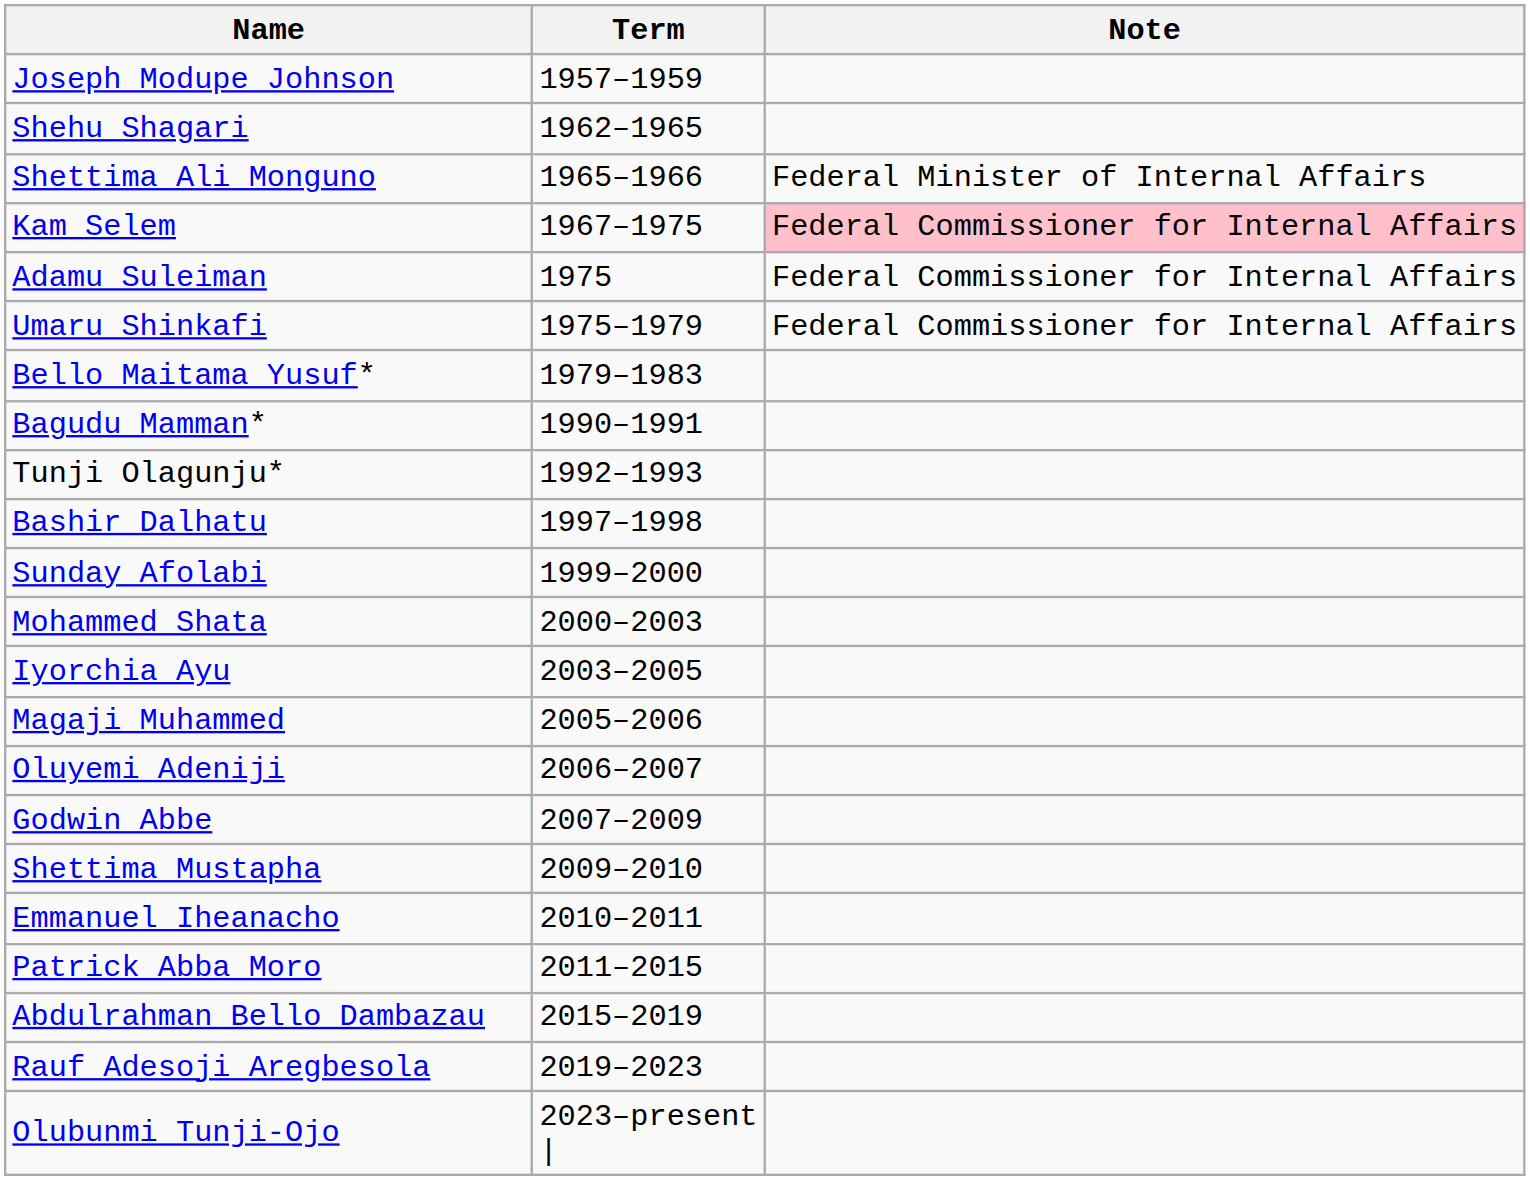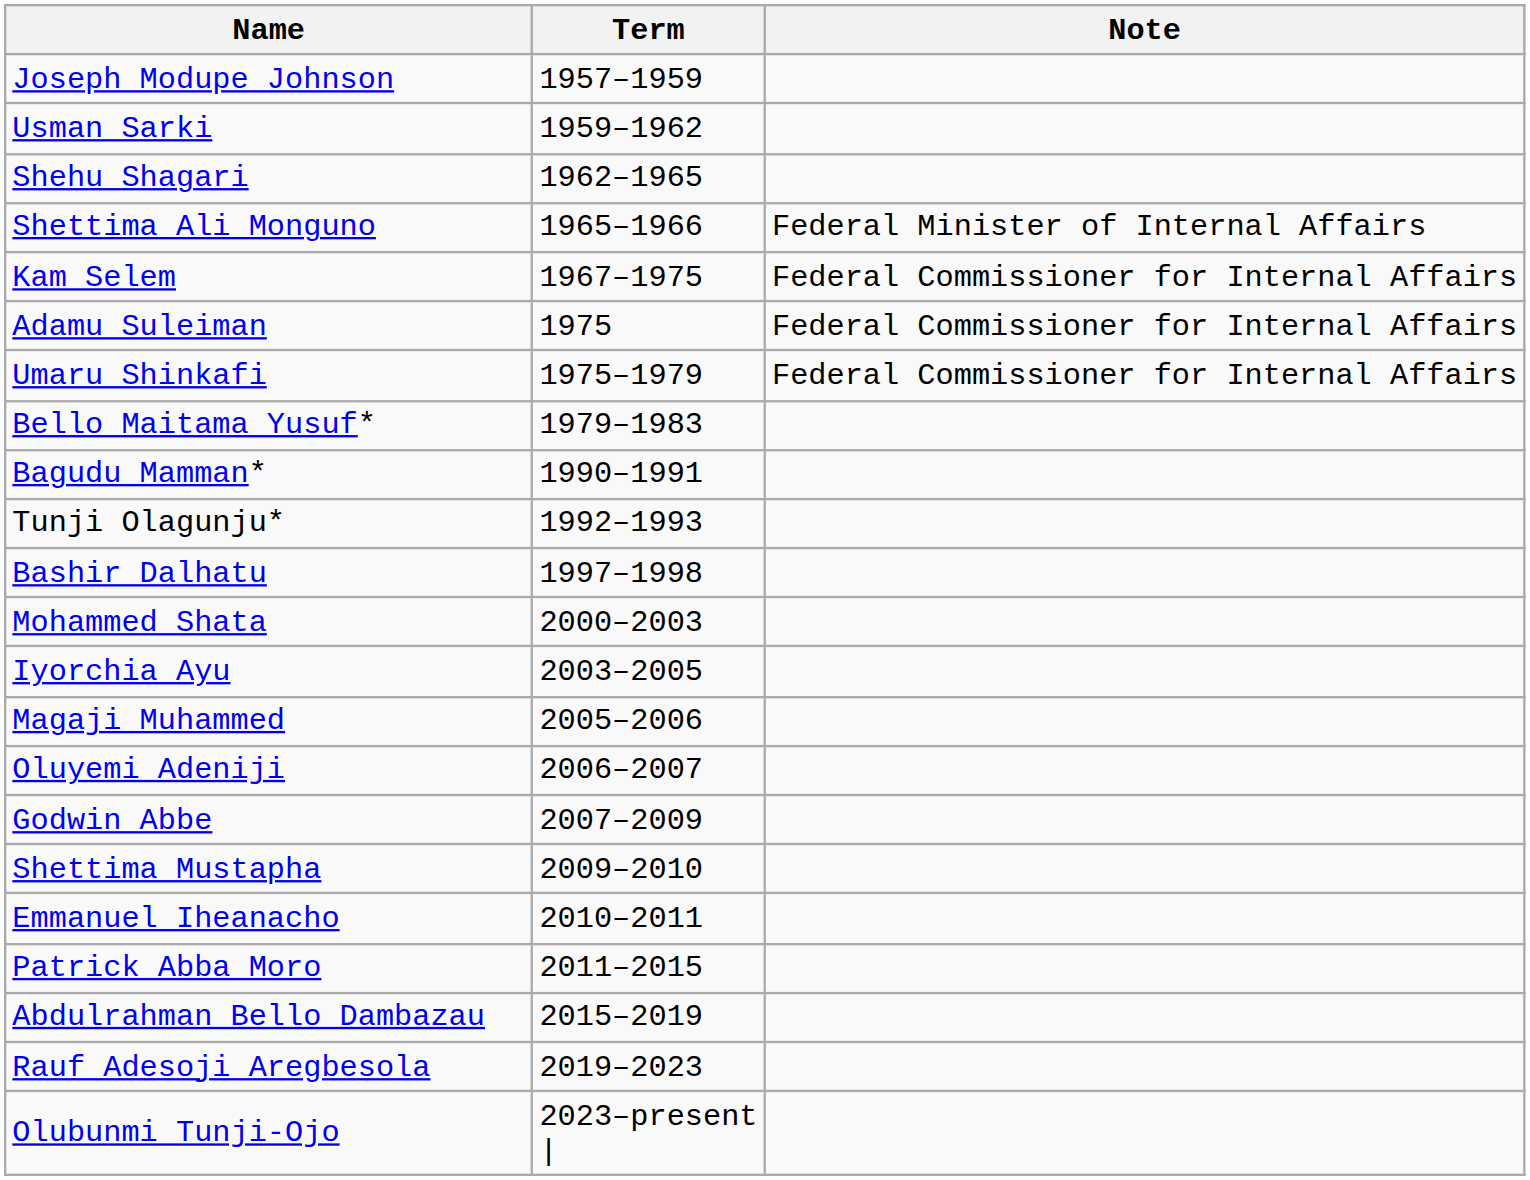+ row: (112, 129)
(1145, 227) pink background -> (1145, 277) no background
- row: (140, 573)
